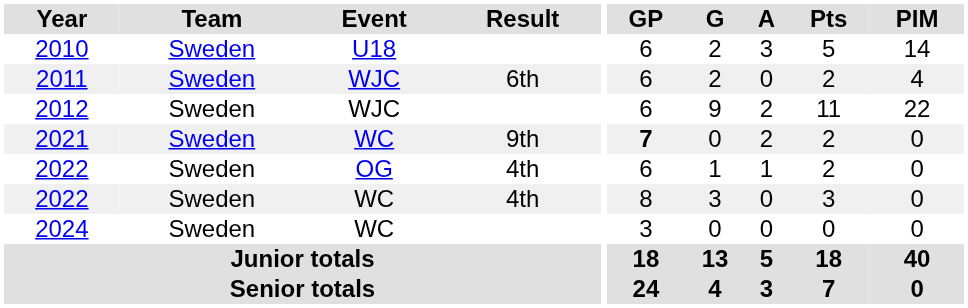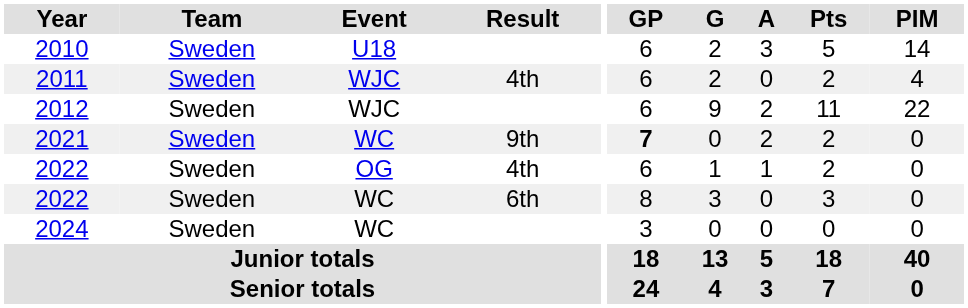(523, 78) 6th -> (523, 78) 4th
(523, 198) 4th -> (523, 198) 6th
